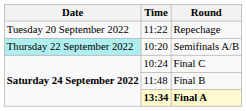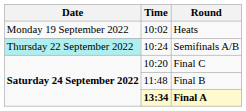+ row: (186, 30)
- row: (197, 30)
(156, 47) 10:20 -> (156, 47) 10:24
(156, 64) 10:24 -> (156, 64) 10:20
